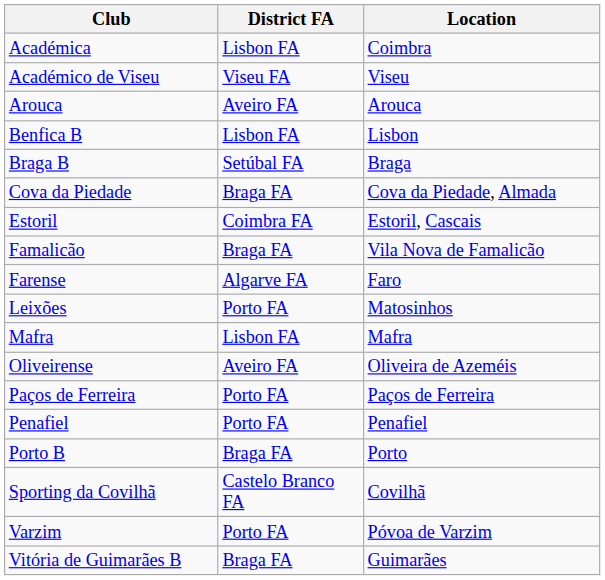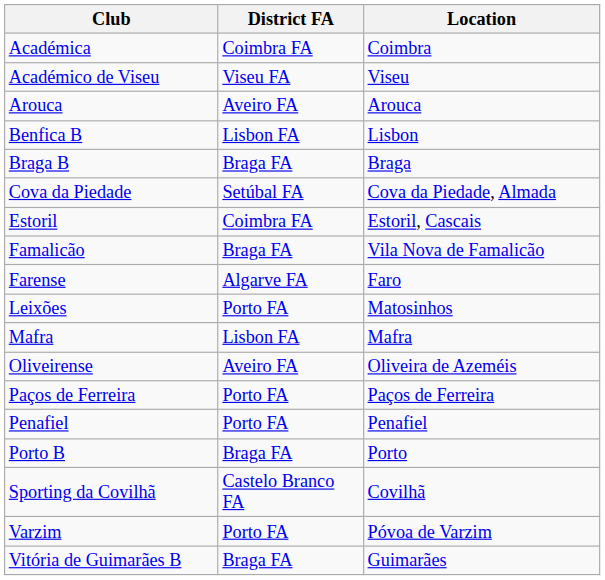(261, 47) Lisbon FA -> (268, 47) Coimbra FA
(263, 163) Setúbal FA -> (257, 163) Braga FA
(257, 192) Braga FA -> (263, 192) Setúbal FA
